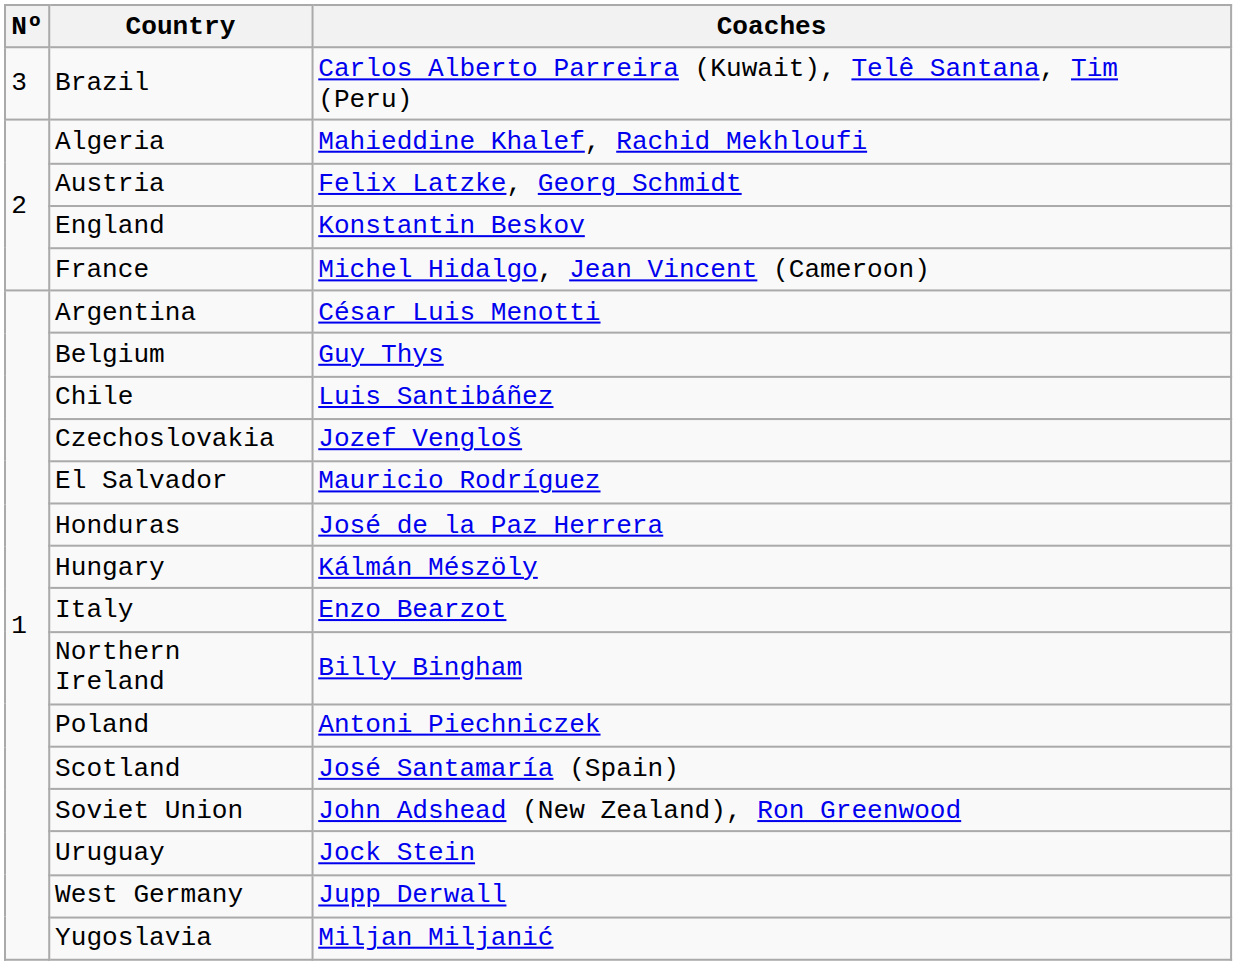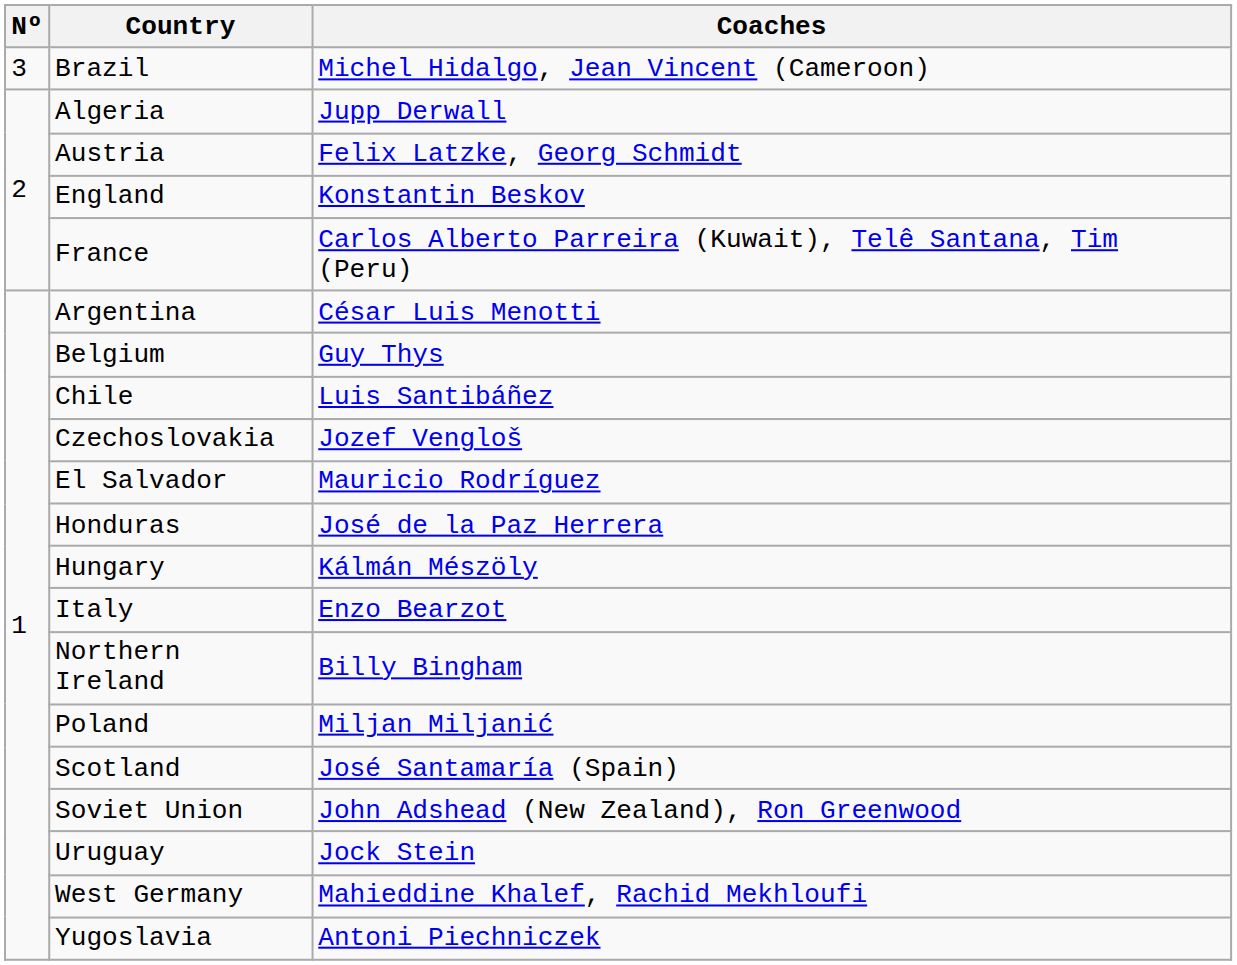(718, 84) Carlos Alberto Parreira (Kuwait), Telê Santana, Tim (Peru) -> (624, 69) Michel Hidalgo, Jean Vincent (Cameroon)
(593, 142) Mahieddine Khalef, Rachid Mekhloufi -> (412, 111) Jupp Derwall
(624, 269) Michel Hidalgo, Jean Vincent (Cameroon) -> (718, 254) Carlos Alberto Parreira (Kuwait), Telê Santana, Tim (Peru)
(459, 725) Antoni Piechniczek -> (436, 725) Miljan Miljanić
(412, 896) Jupp Derwall -> (593, 896) Mahieddine Khalef, Rachid Mekhloufi
(436, 938) Miljan Miljanić -> (459, 938) Antoni Piechniczek
